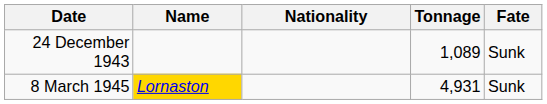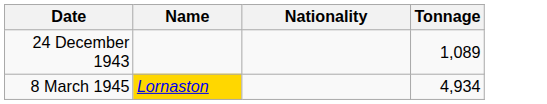- column: (513, 17)
(460, 86) 4,931 -> (460, 86) 4,934
